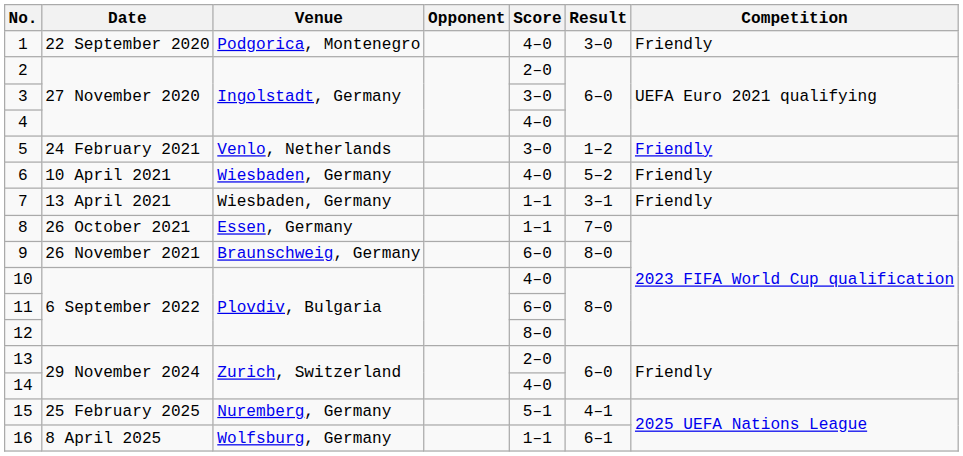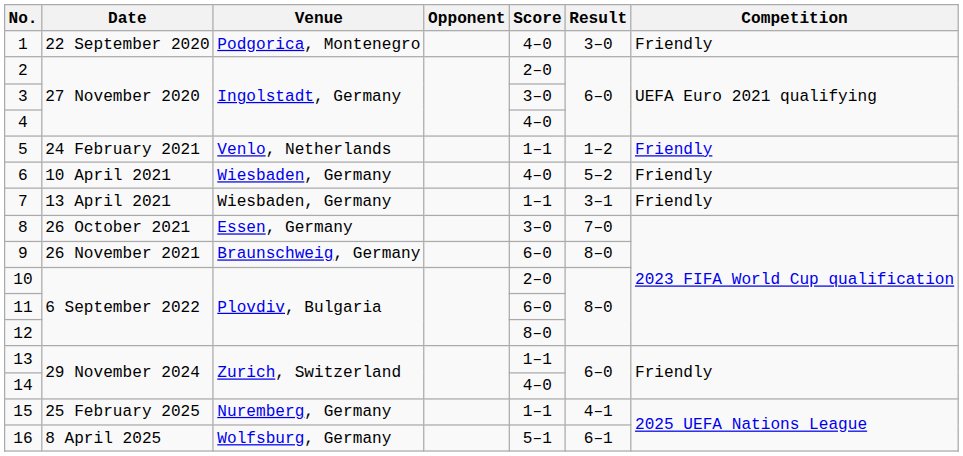(537, 149) 3–0 -> (537, 149) 1–1
(537, 228) 1–1 -> (537, 228) 3–0
(537, 280) 4–0 -> (537, 280) 2–0
(537, 359) 2–0 -> (537, 359) 1–1
(537, 412) 5–1 -> (537, 412) 1–1
(537, 438) 1–1 -> (537, 438) 5–1
